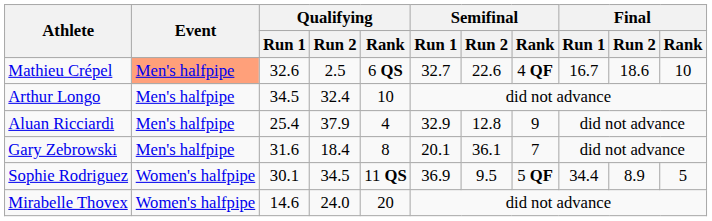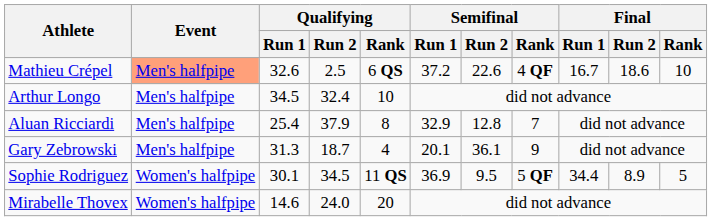(436, 70) 32.7 -> (436, 70) 37.2
(385, 123) 4 -> (385, 123) 8
(535, 123) 9 -> (535, 123) 7
(284, 149) 31.6 -> (284, 149) 31.3
(335, 149) 18.4 -> (335, 149) 18.7
(385, 149) 8 -> (385, 149) 4
(535, 149) 7 -> (535, 149) 9
